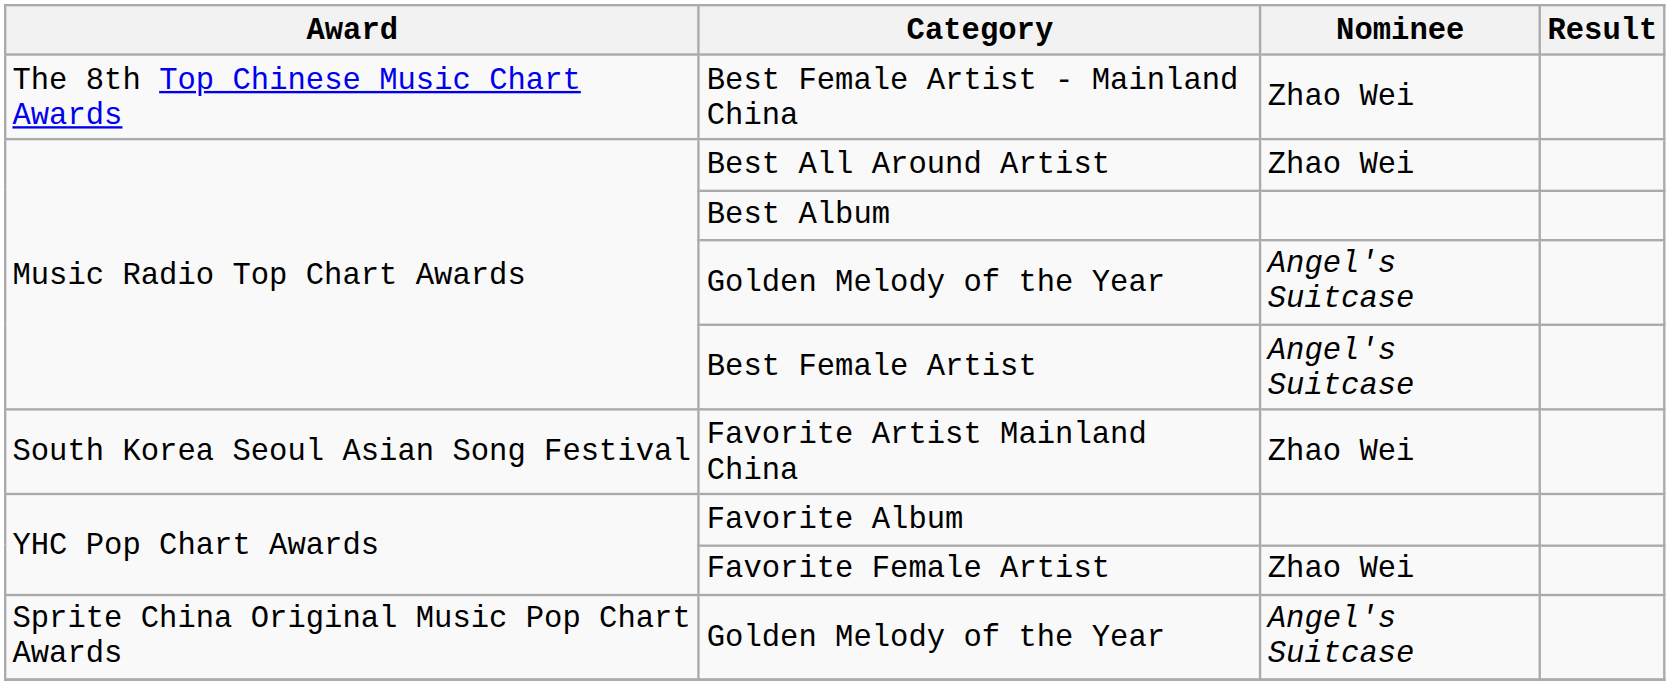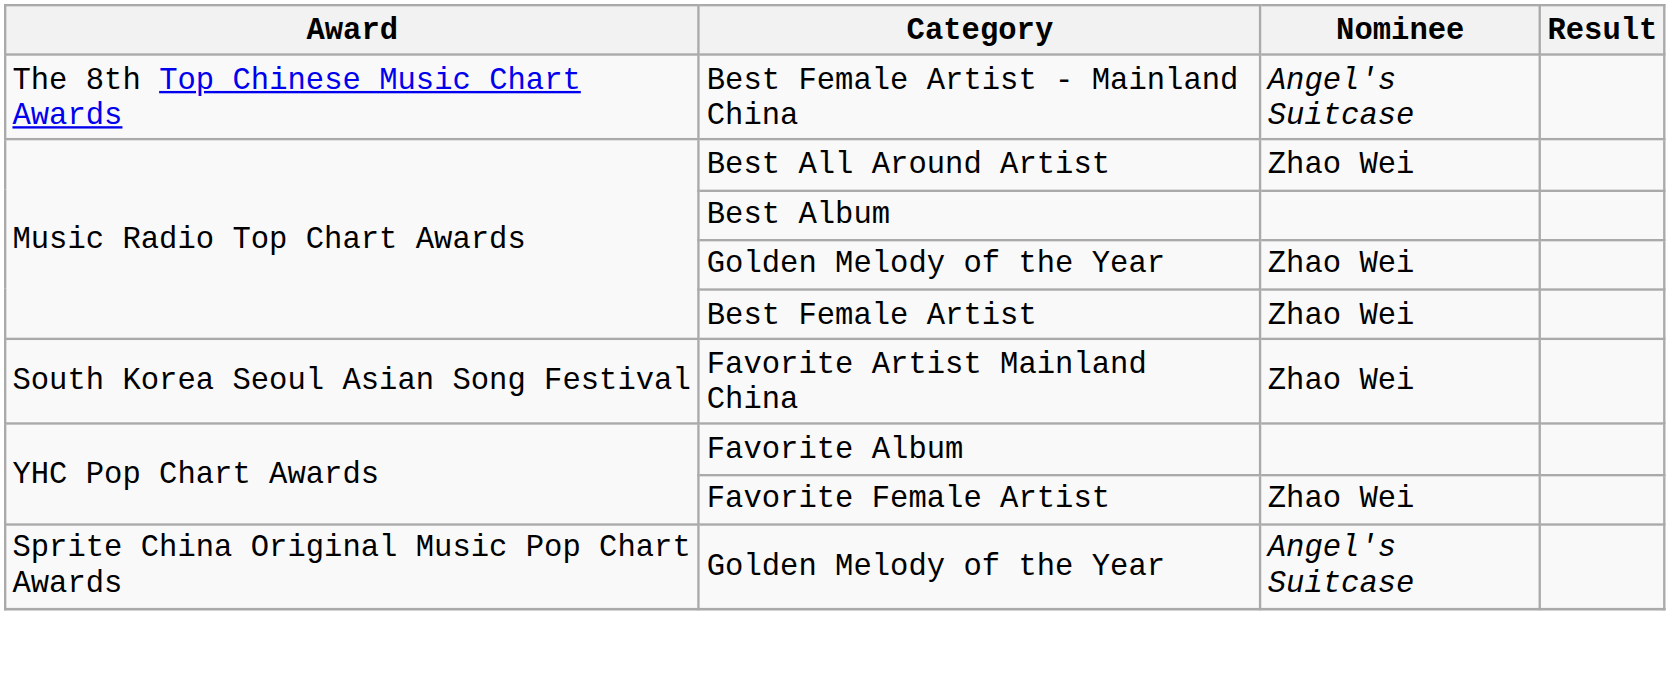(1341, 97) Zhao Wei -> (1341, 97) Angel's Suitcase
(1341, 282) Angel's Suitcase -> (1341, 264) Zhao Wei
(1341, 367) Angel's Suitcase -> (1341, 314) Zhao Wei
